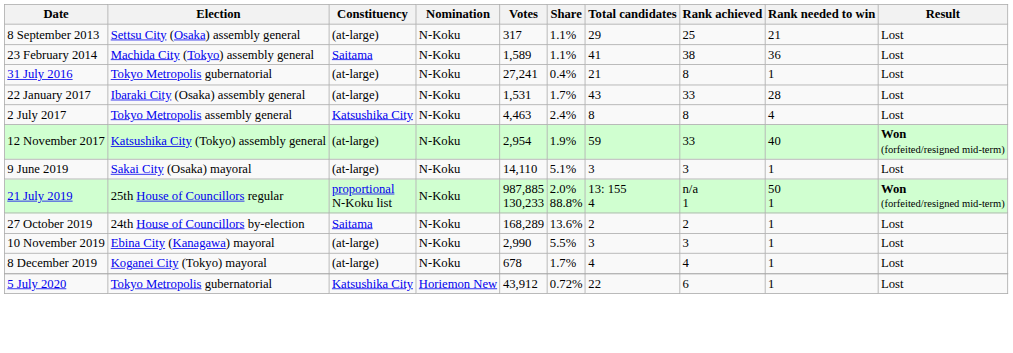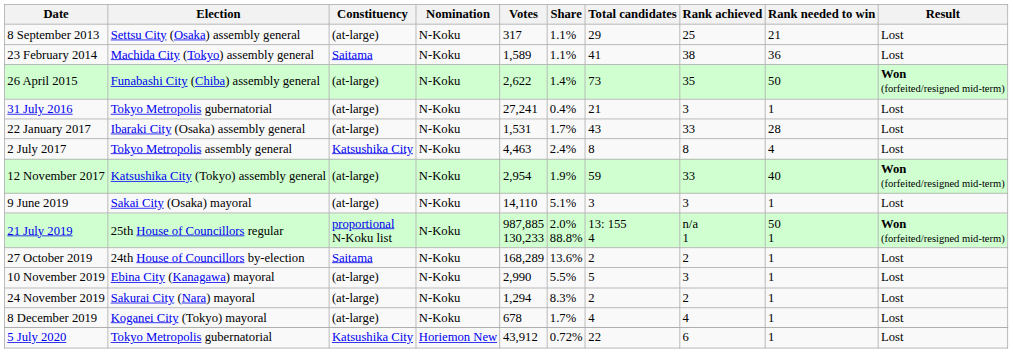+ row: (42, 81)
(686, 74) 8 -> (686, 108) 3
(592, 243) 3 -> (592, 277) 5
+ row: (56, 297)
